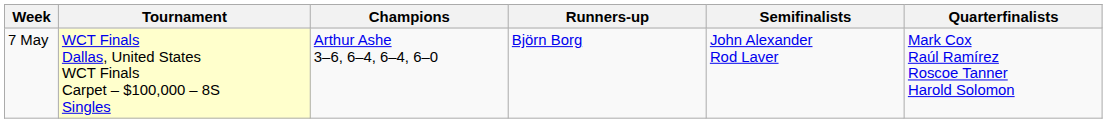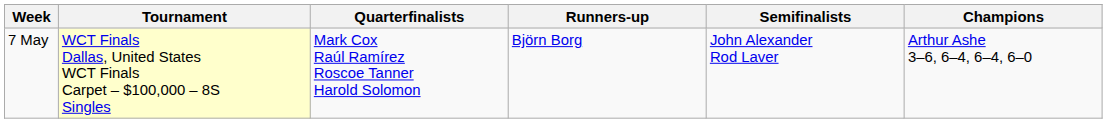columns swapped: (409, 16) <-> (1003, 16)
